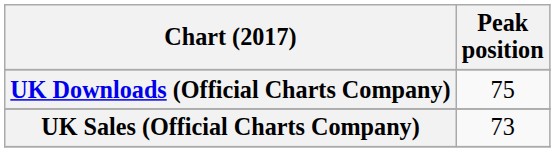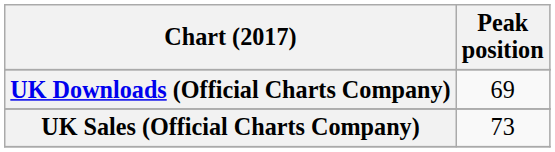(503, 89) 75 -> (503, 89) 69
